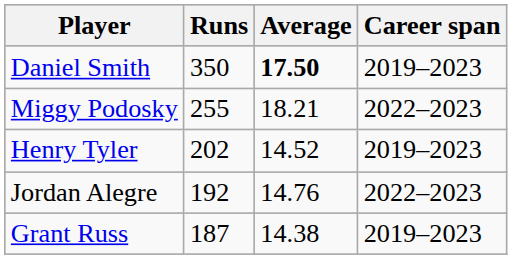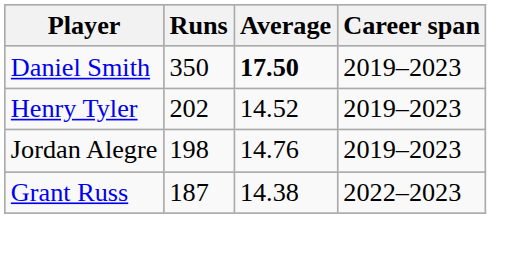- row: (94, 108)
(210, 191) 192 -> (189, 150) 198
(423, 191) 2022–2023 -> (402, 150) 2019–2023
(423, 233) 2019–2023 -> (402, 191) 2022–2023
